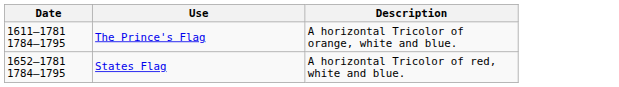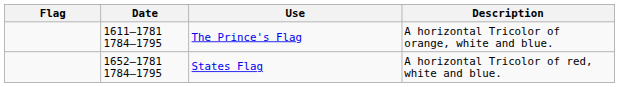+ column: (53, 13)
